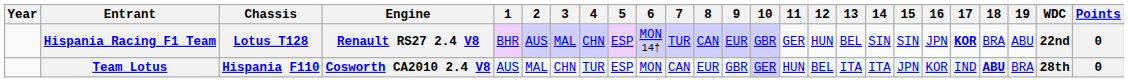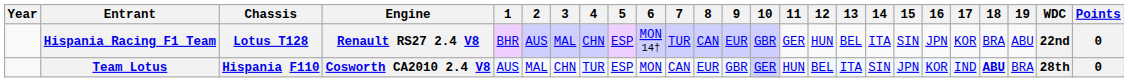(879, 41) SIN -> (879, 41) ITA
(965, 41) bold -> (965, 41) normal
(879, 67) ITA -> (879, 67) SIN
